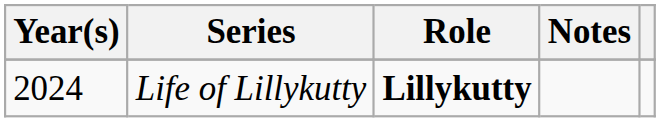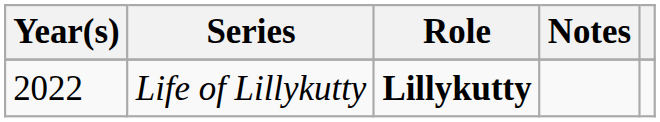(48, 87) 2024 -> (48, 87) 2022
